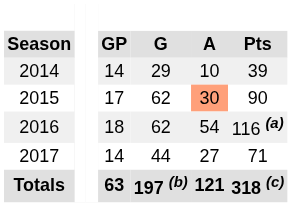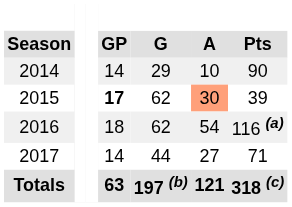(258, 71) 39 -> (258, 71) 90
(114, 98) normal -> (114, 98) bold
(258, 98) 90 -> (258, 98) 39
